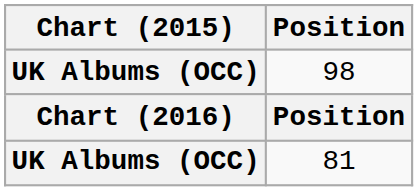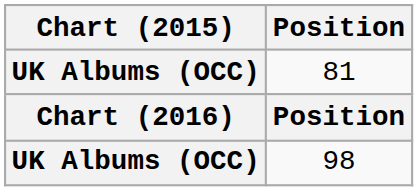rows swapped: (339, 162) <-> (339, 72)
